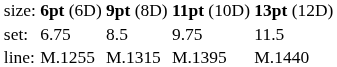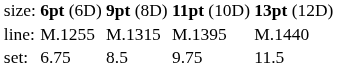rows swapped: (16, 34) <-> (19, 57)
